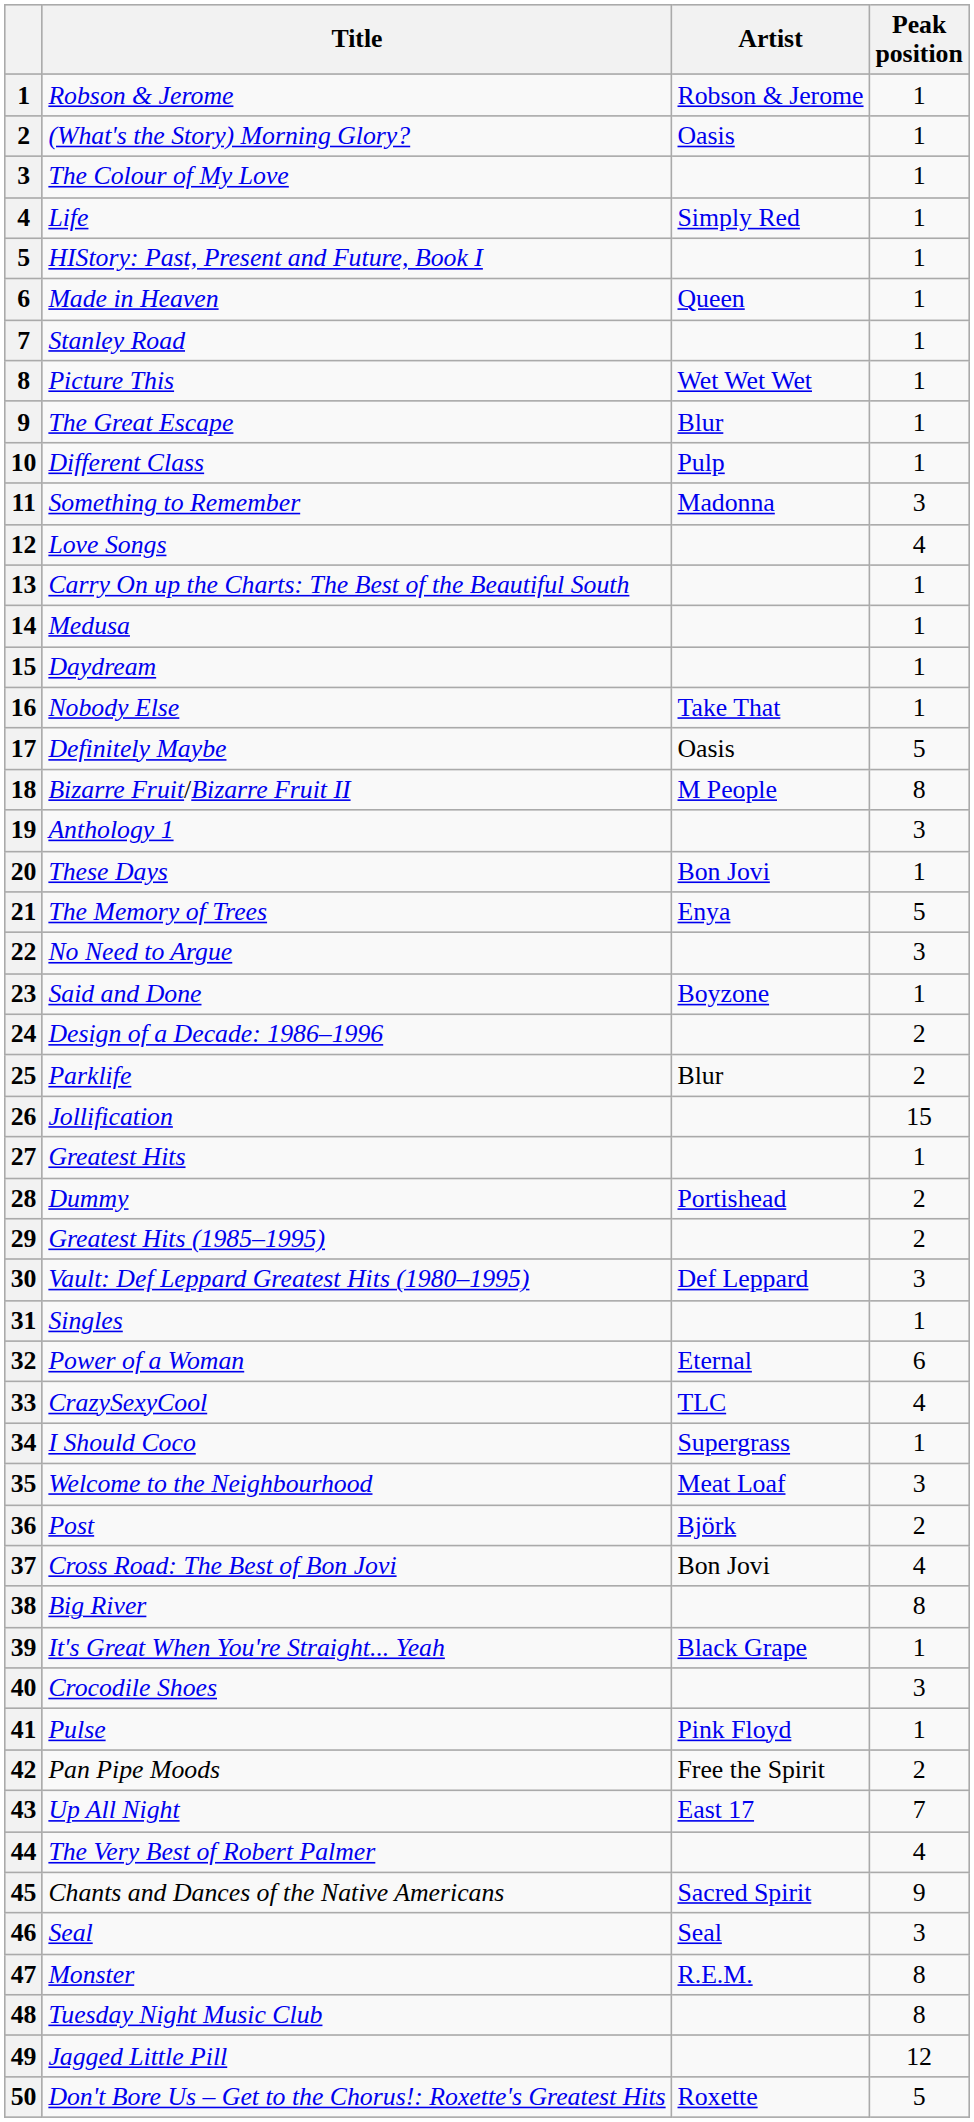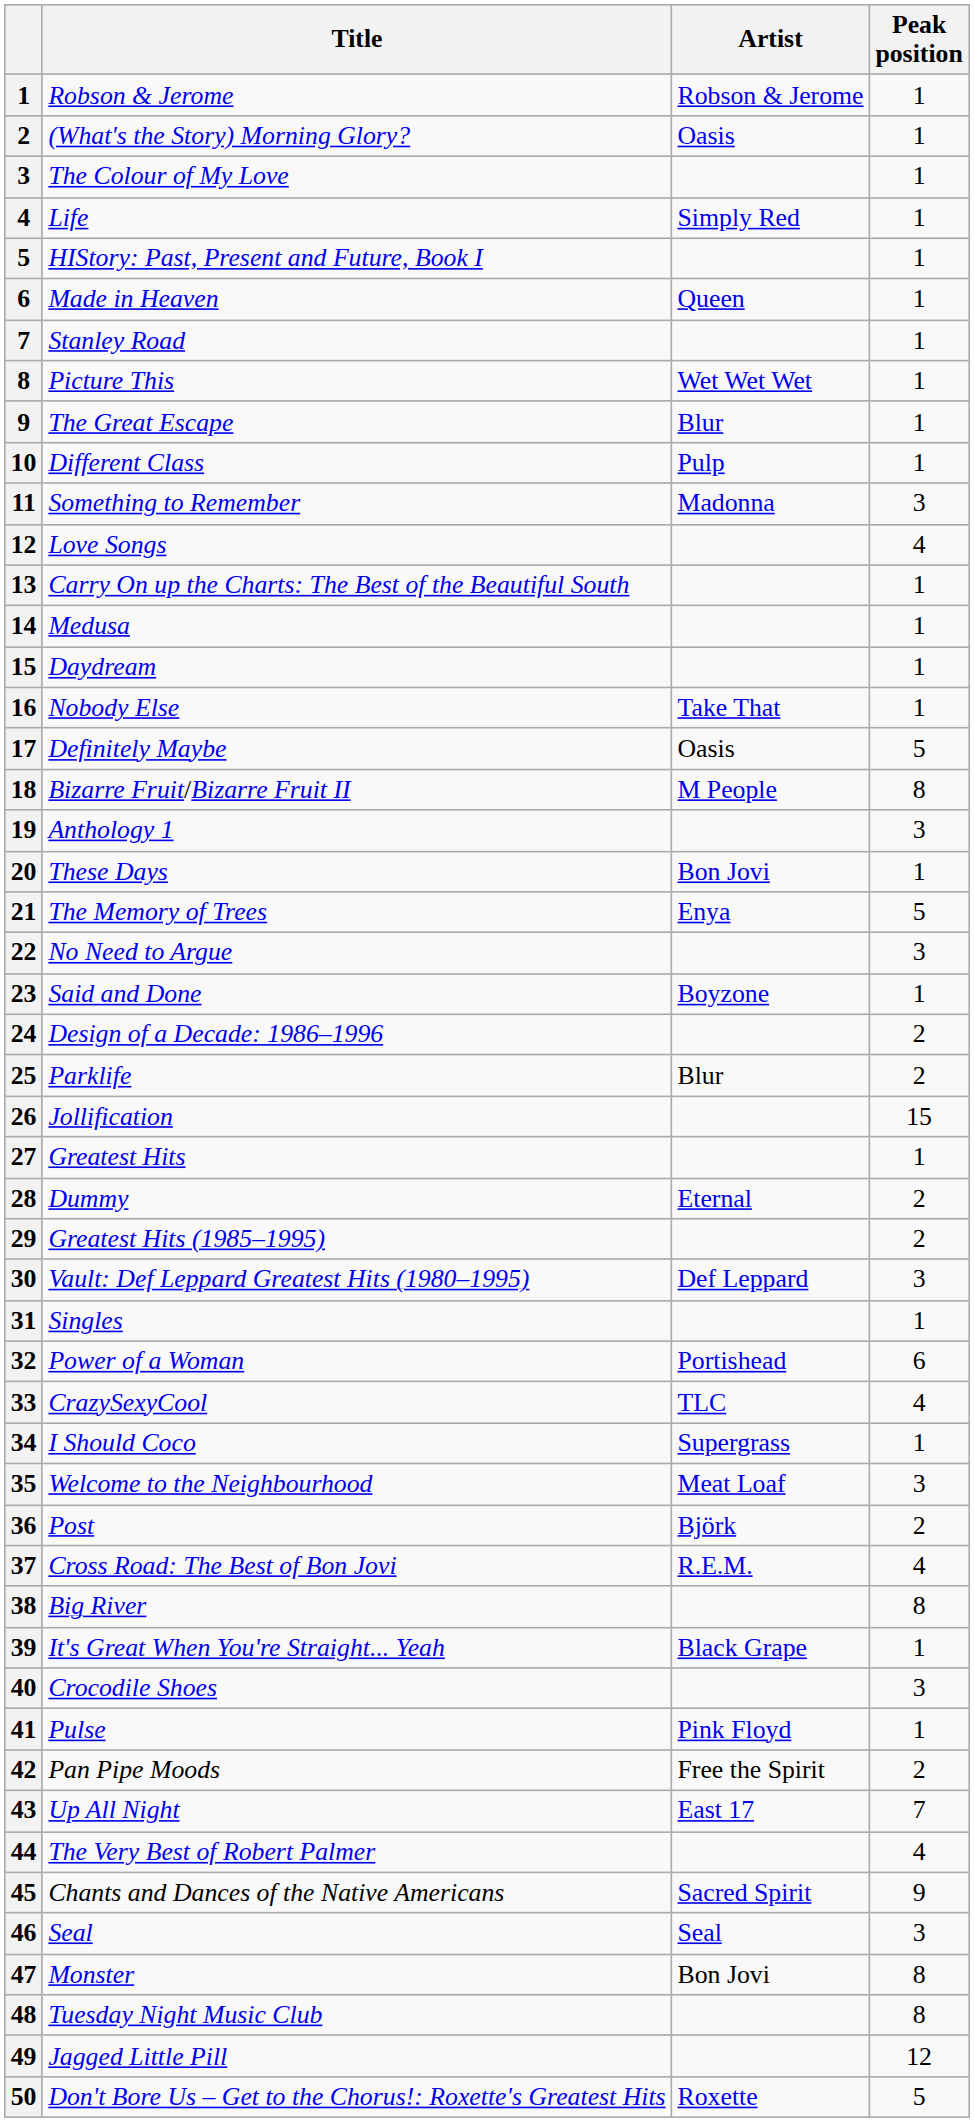(732, 1197) Portishead -> (715, 1197) Eternal
(715, 1361) Eternal -> (732, 1361) Portishead
(724, 1565) Bon Jovi -> (715, 1565) R.E.M.
(715, 1974) R.E.M. -> (724, 1974) Bon Jovi
